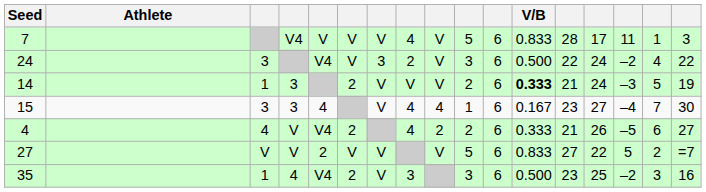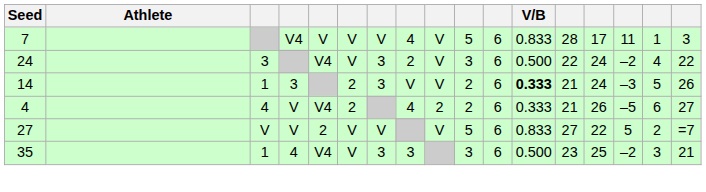(381, 84) V -> (381, 84) 3
(686, 84) 19 -> (686, 84) 26
- row: (25, 107)
(352, 175) 2 -> (352, 152) V
(381, 175) V -> (381, 152) 3
(686, 175) 16 -> (686, 152) 21
